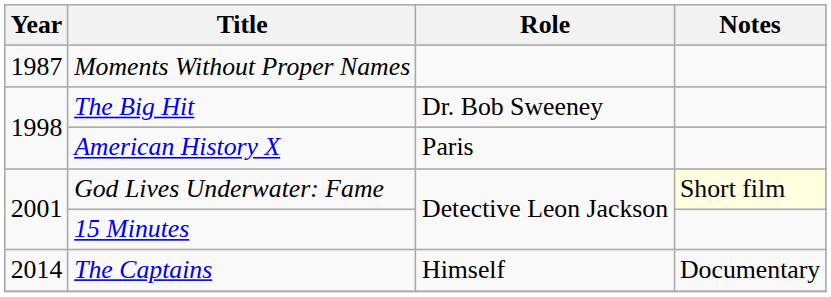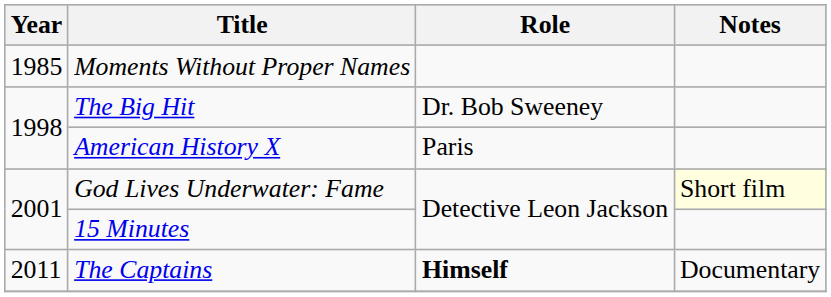(37, 65) 1987 -> (37, 65) 1985
(37, 270) 2014 -> (36, 270) 2011
(464, 270) normal -> (465, 270) bold
